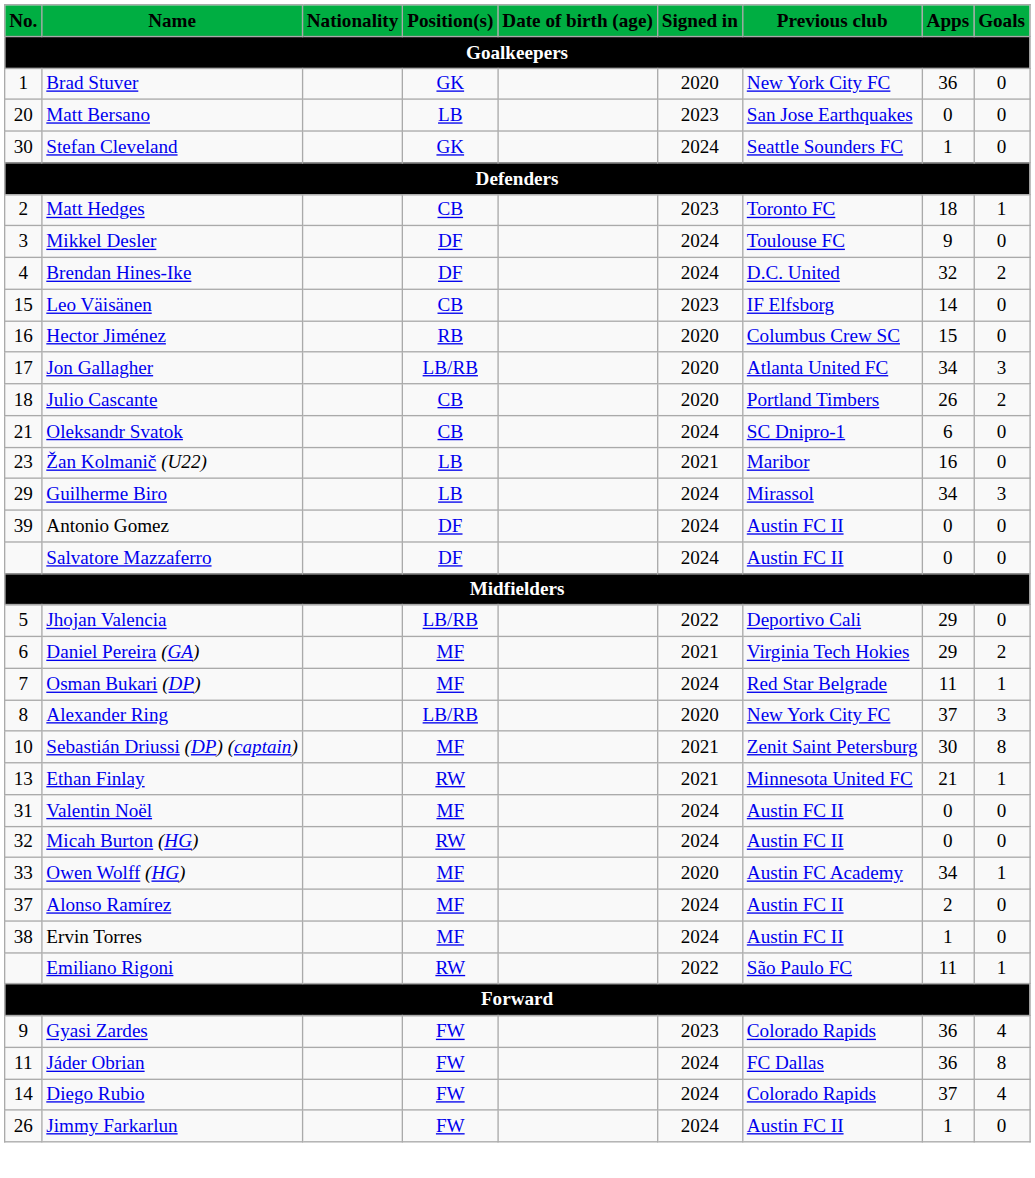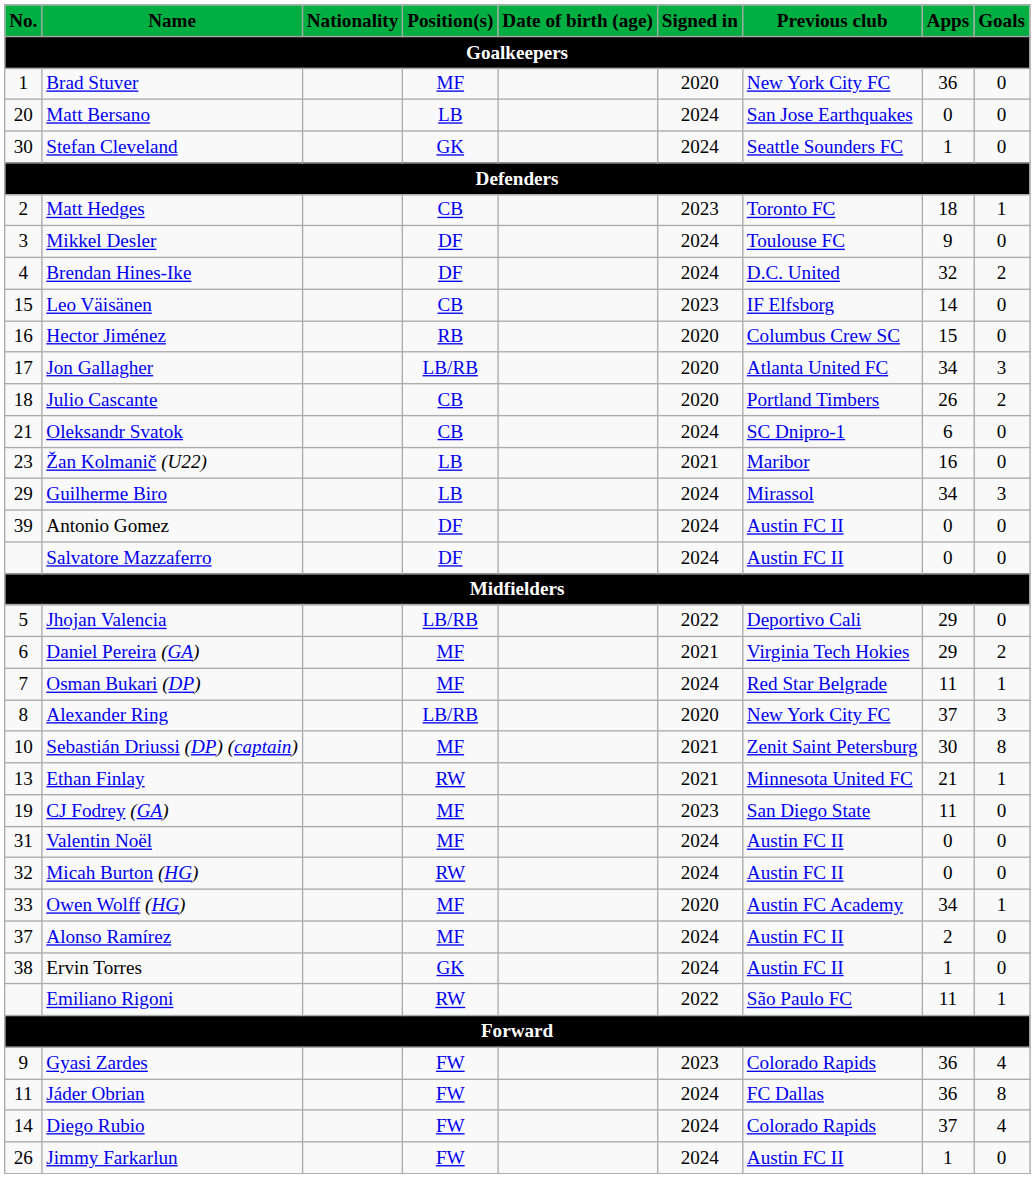(450, 83) GK -> (450, 83) MF
(700, 115) 2023 -> (700, 115) 2024
+ row: (107, 810)
(450, 936) MF -> (450, 968) GK
